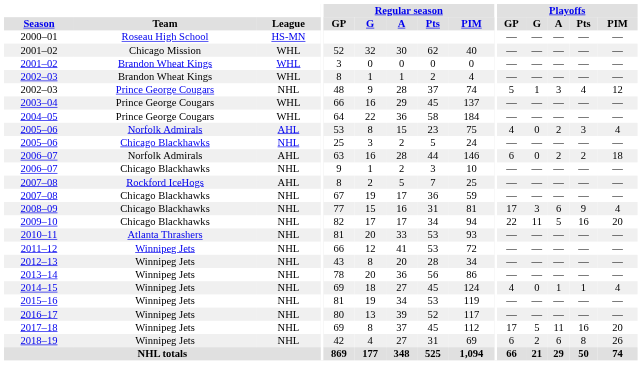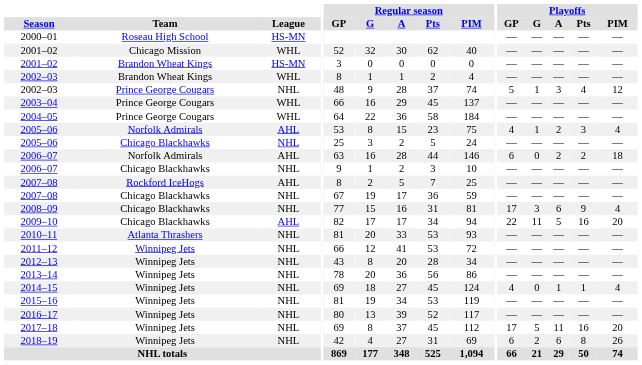(288, 63) WHL -> (288, 63) HS-MN
(537, 129) 0 -> (537, 129) 1
(288, 221) NHL -> (288, 221) AHL
